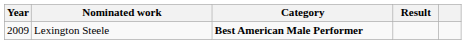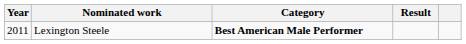(18, 30) 2009 -> (18, 30) 2011
